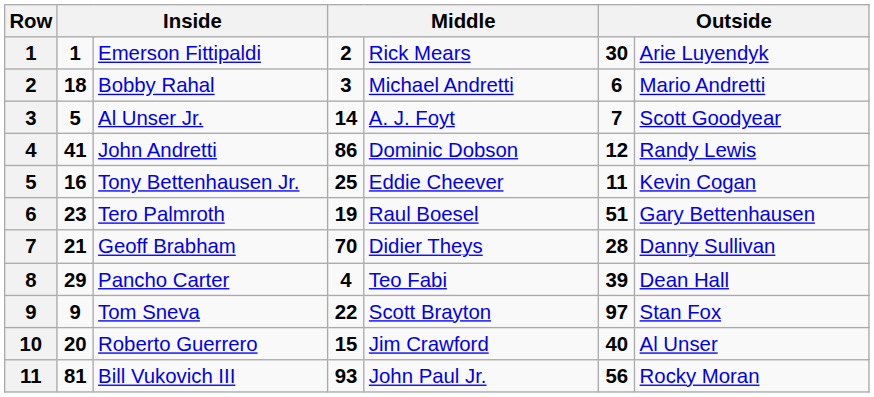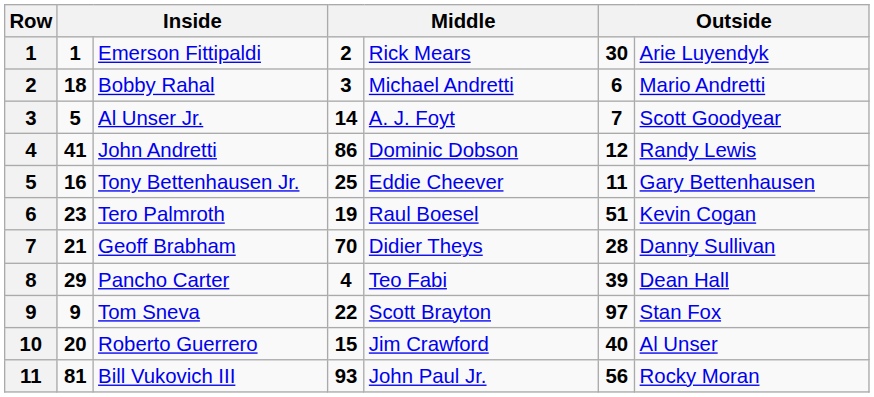(698, 182) Kevin Cogan -> (727, 182) Gary Bettenhausen
(727, 214) Gary Bettenhausen -> (698, 214) Kevin Cogan
